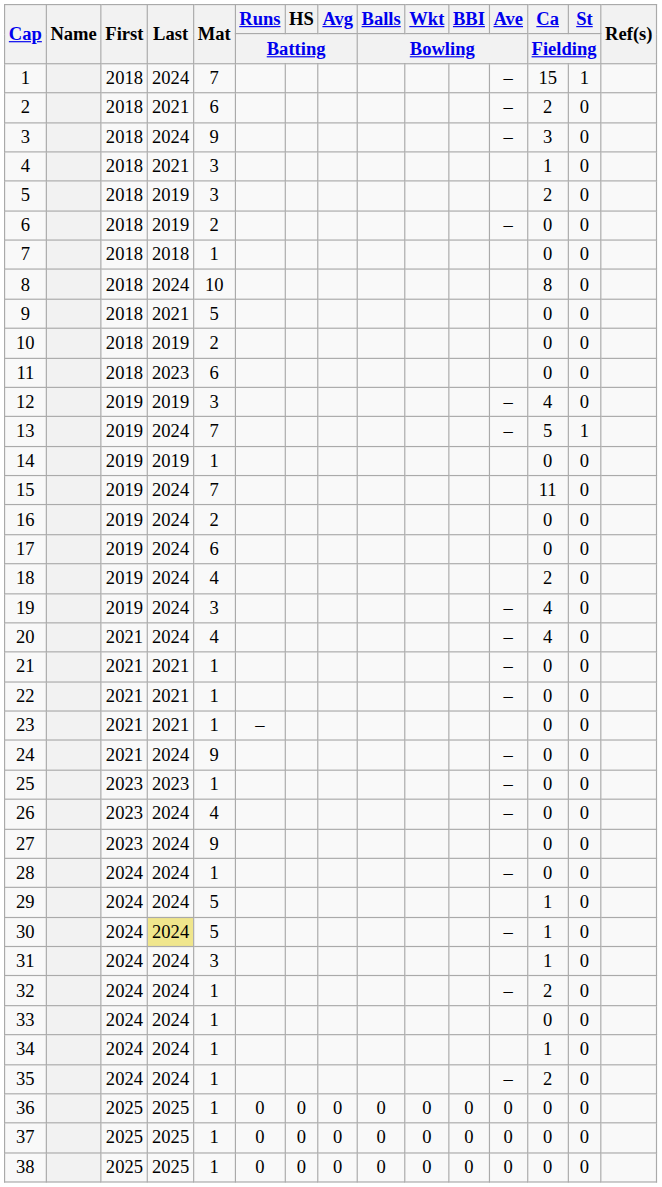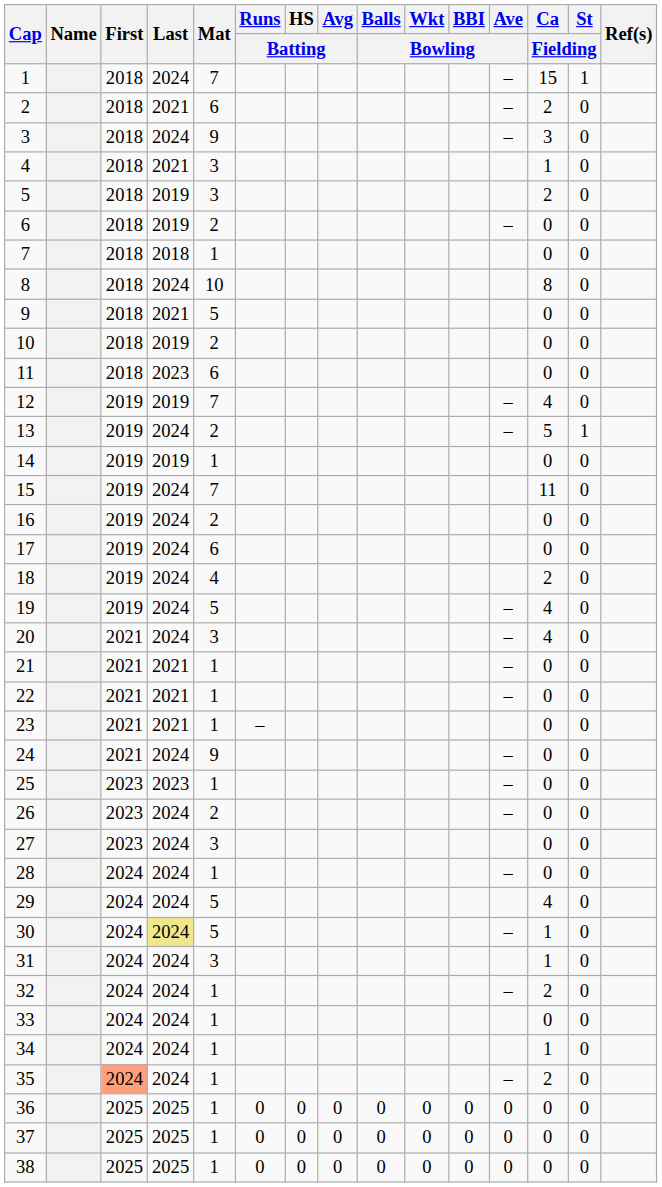(214, 401) 3 -> (214, 401) 7
(214, 431) 7 -> (214, 431) 2
(214, 607) 3 -> (214, 607) 5
(214, 637) 4 -> (214, 637) 3
(214, 813) 4 -> (214, 813) 2
(214, 843) 9 -> (214, 843) 3
(548, 902) 1 -> (548, 902) 4
(124, 1078) no background -> (124, 1078) lightsalmon background
